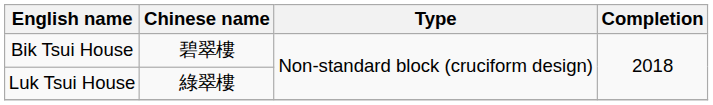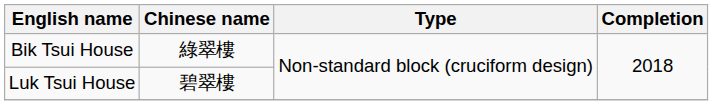(207, 49) 碧翠樓 -> (207, 49) 綠翠樓
(207, 82) 綠翠樓 -> (207, 82) 碧翠樓
